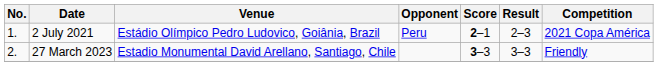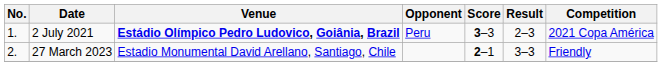(249, 33) normal -> (259, 33) bold
(480, 33) 2–1 -> (484, 33) 3–3
(480, 52) 3–3 -> (484, 52) 2–1
